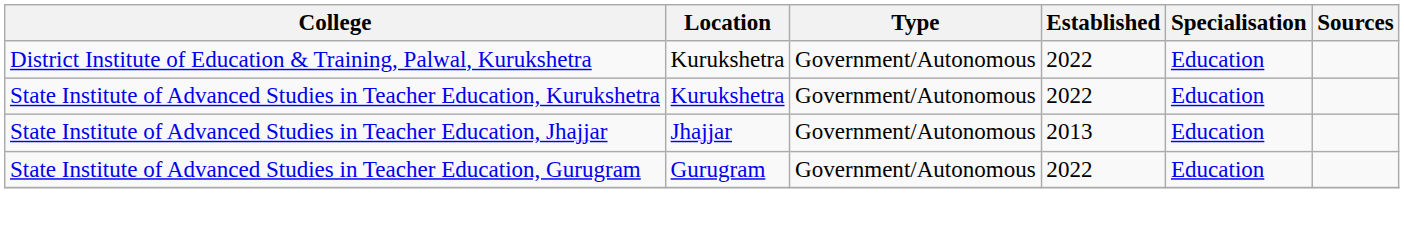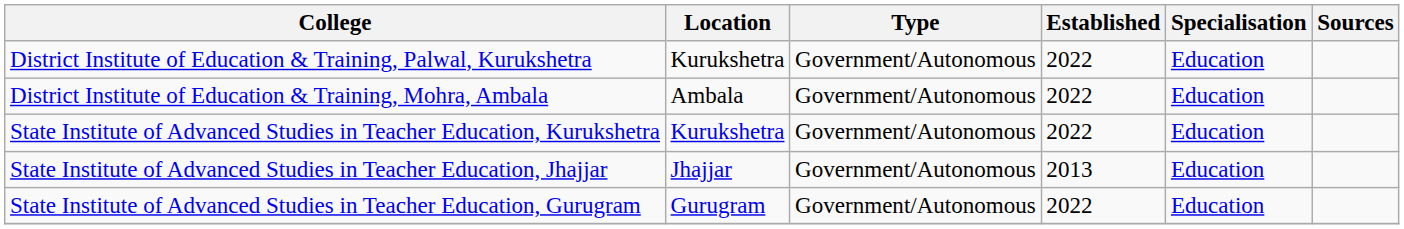+ row: (279, 95)
